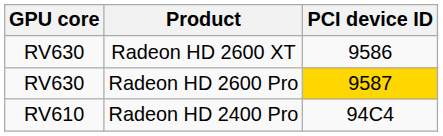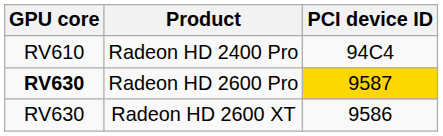rows swapped: (203, 114) <-> (203, 51)
(54, 83) normal -> (54, 83) bold
